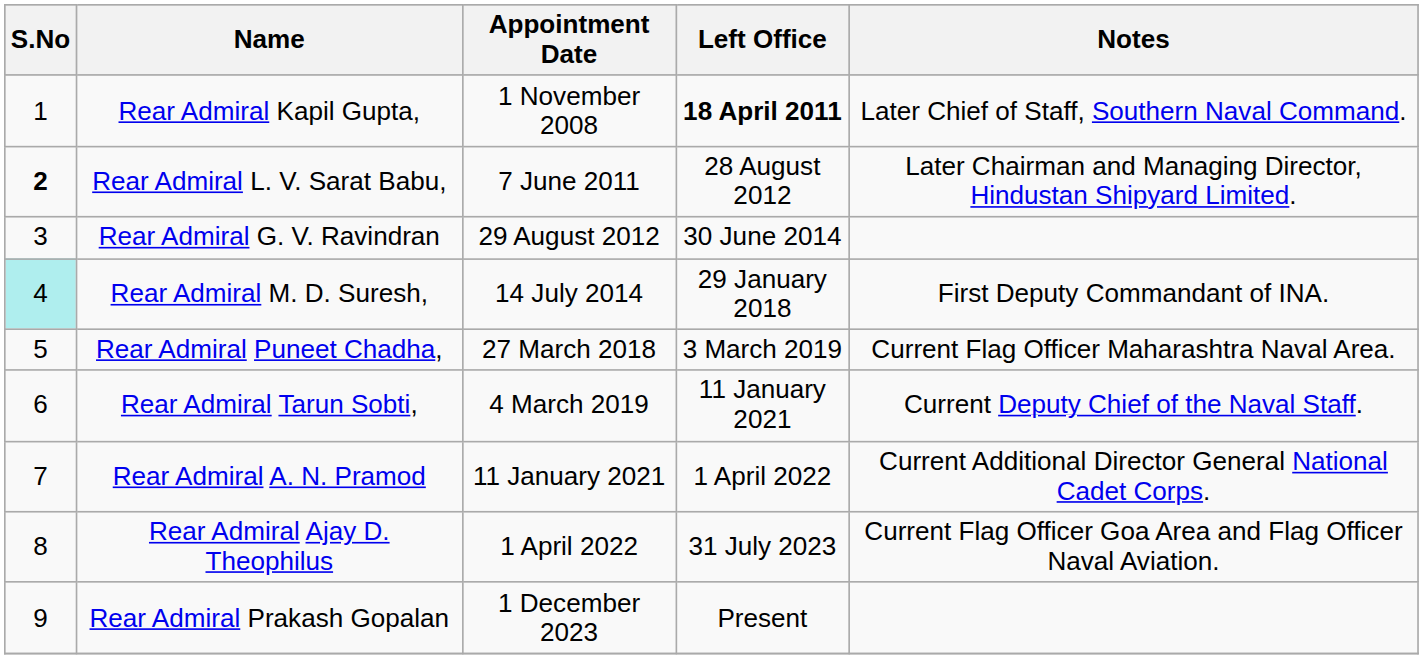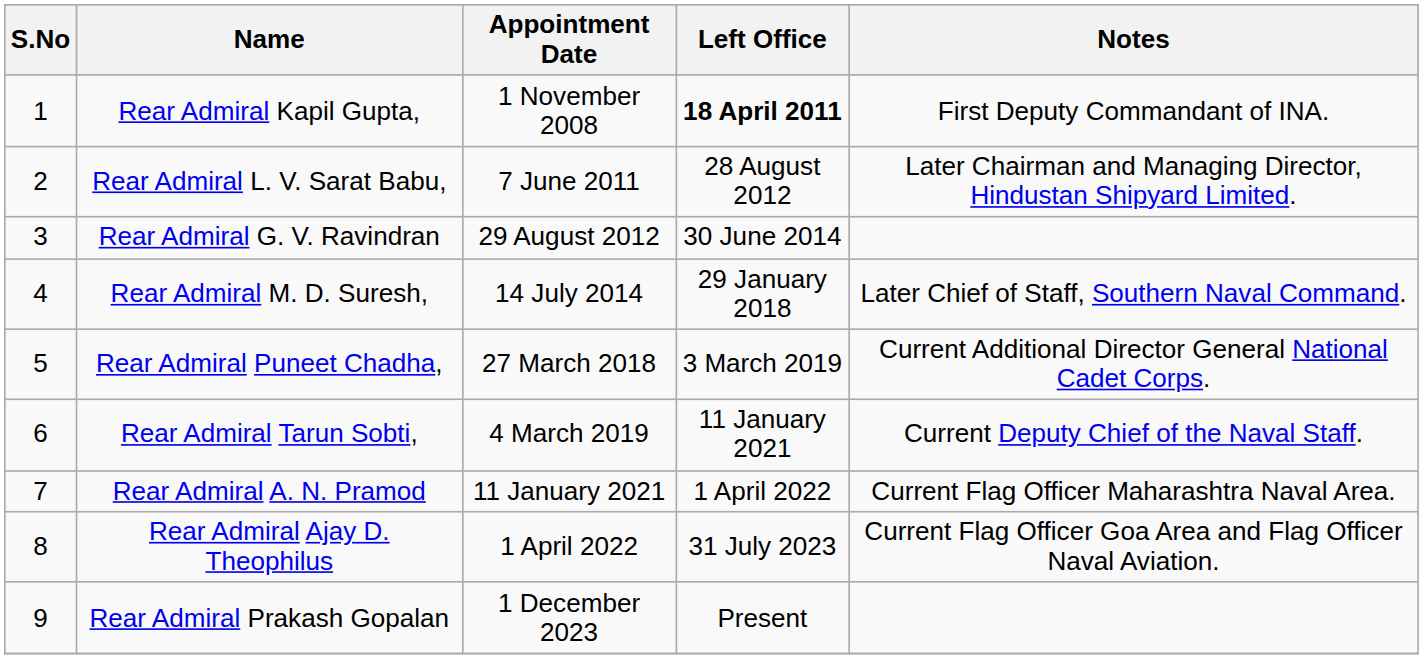(1133, 110) Later Chief of Staff, Southern Naval Command. -> (1133, 110) First Deputy Commandant of INA.
(41, 181) bold -> (41, 181) normal
(41, 293) paleturquoise background -> (41, 293) no background
(1133, 293) First Deputy Commandant of INA. -> (1133, 293) Later Chief of Staff, Southern Naval Command.
(1133, 349) Current Flag Officer Maharashtra Naval Area. -> (1133, 364) Current Additional Director General National Cadet Corps.
(1133, 476) Current Additional Director General National Cadet Corps. -> (1133, 490) Current Flag Officer Maharashtra Naval Area.
